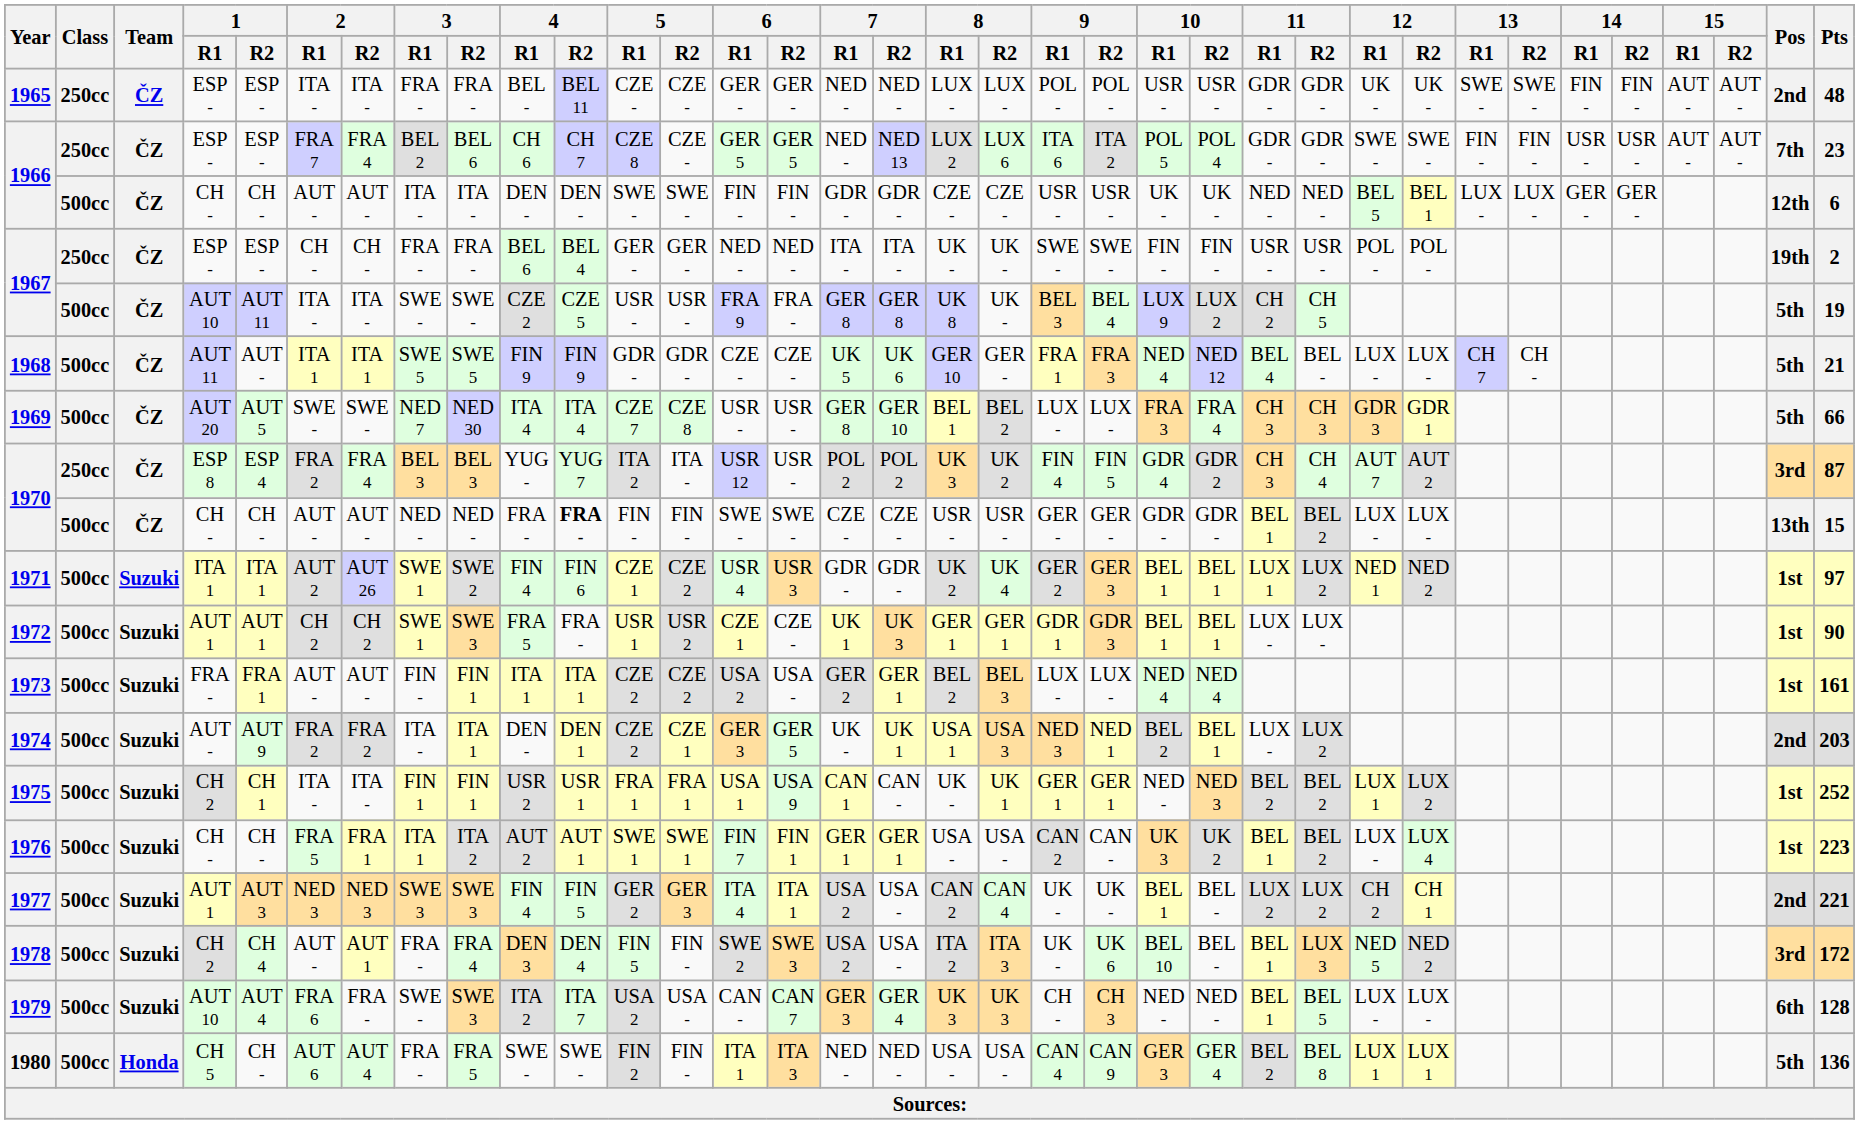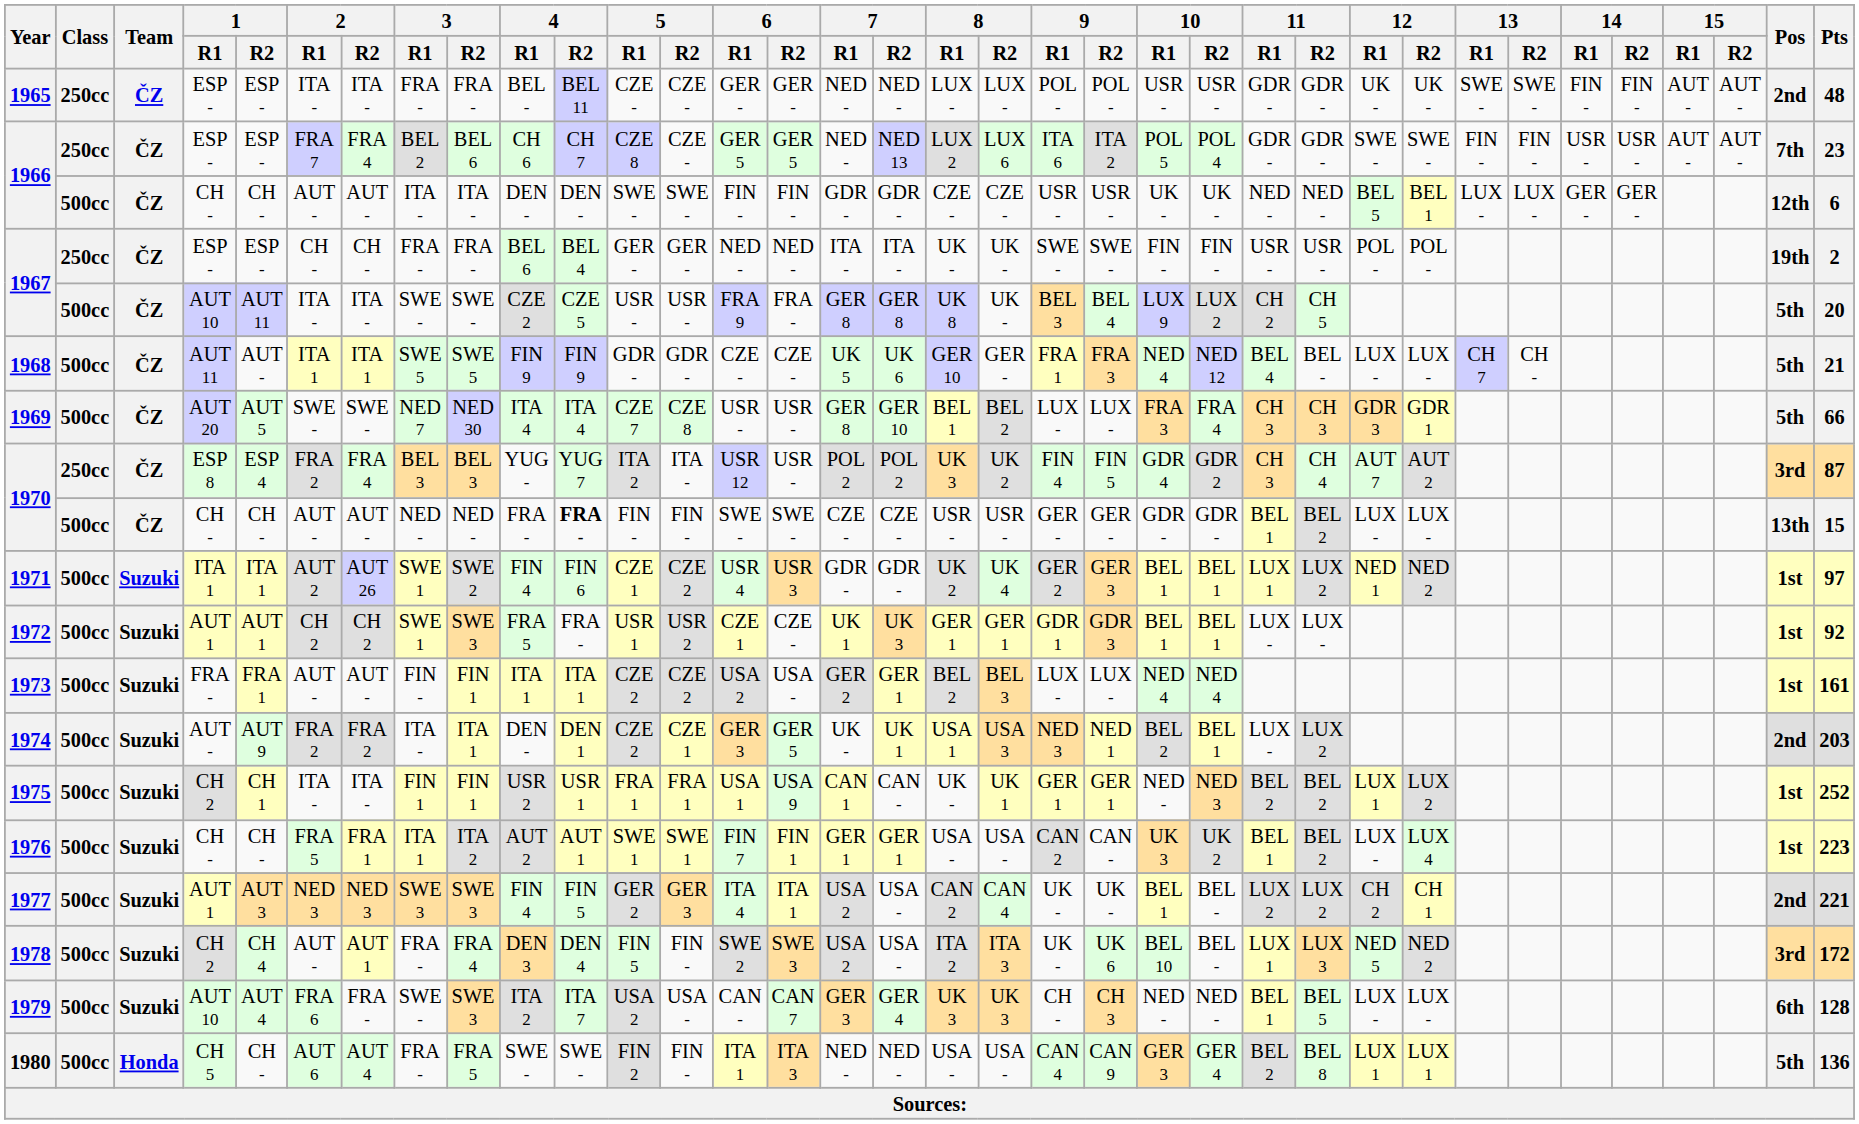(1834, 310) 19 -> (1834, 310) 20
(1834, 632) 90 -> (1834, 632) 92
(1270, 954) BEL 1 -> (1270, 954) LUX 1
